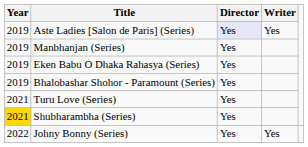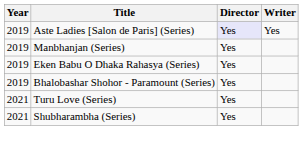(18, 116) gold background -> (18, 116) no background
- row: (81, 133)
